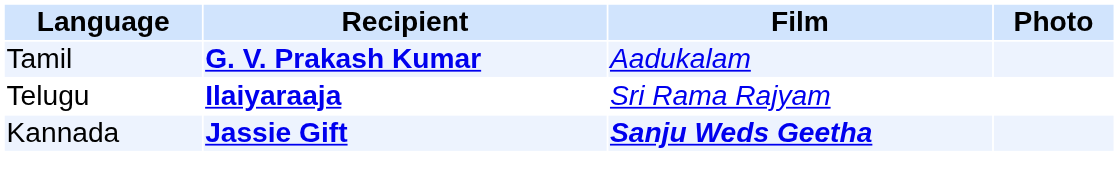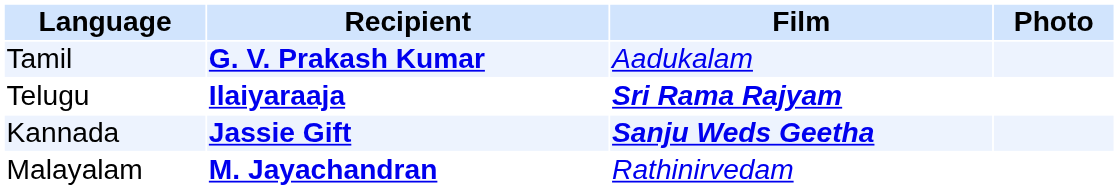(720, 95) normal -> (727, 95) bold
+ row: (75, 169)
